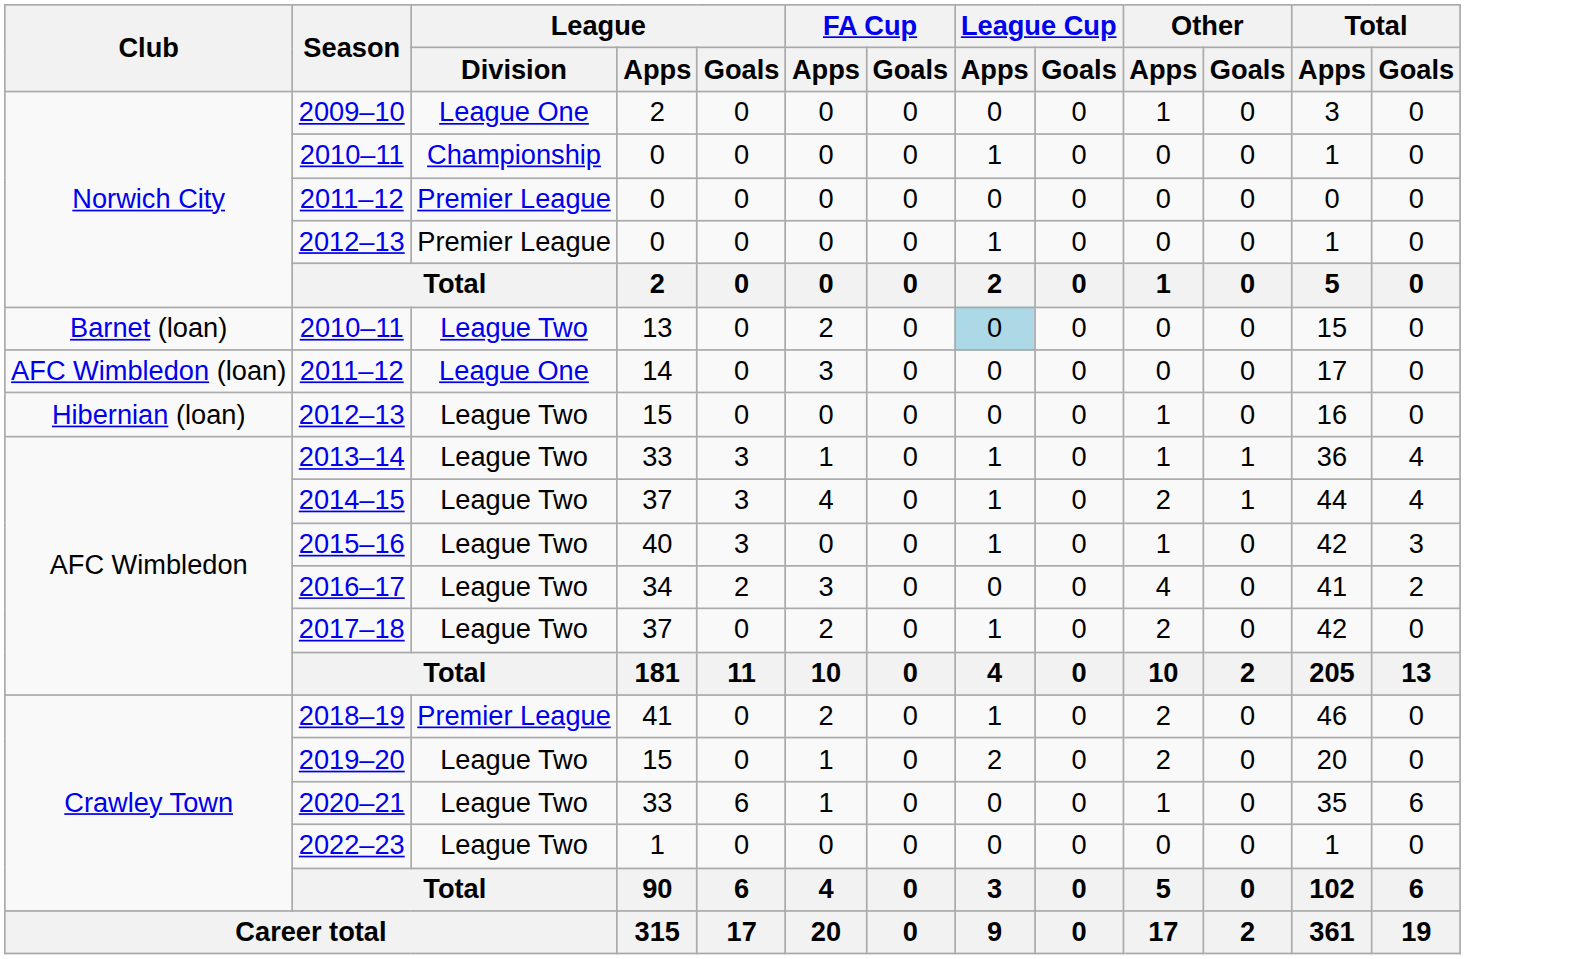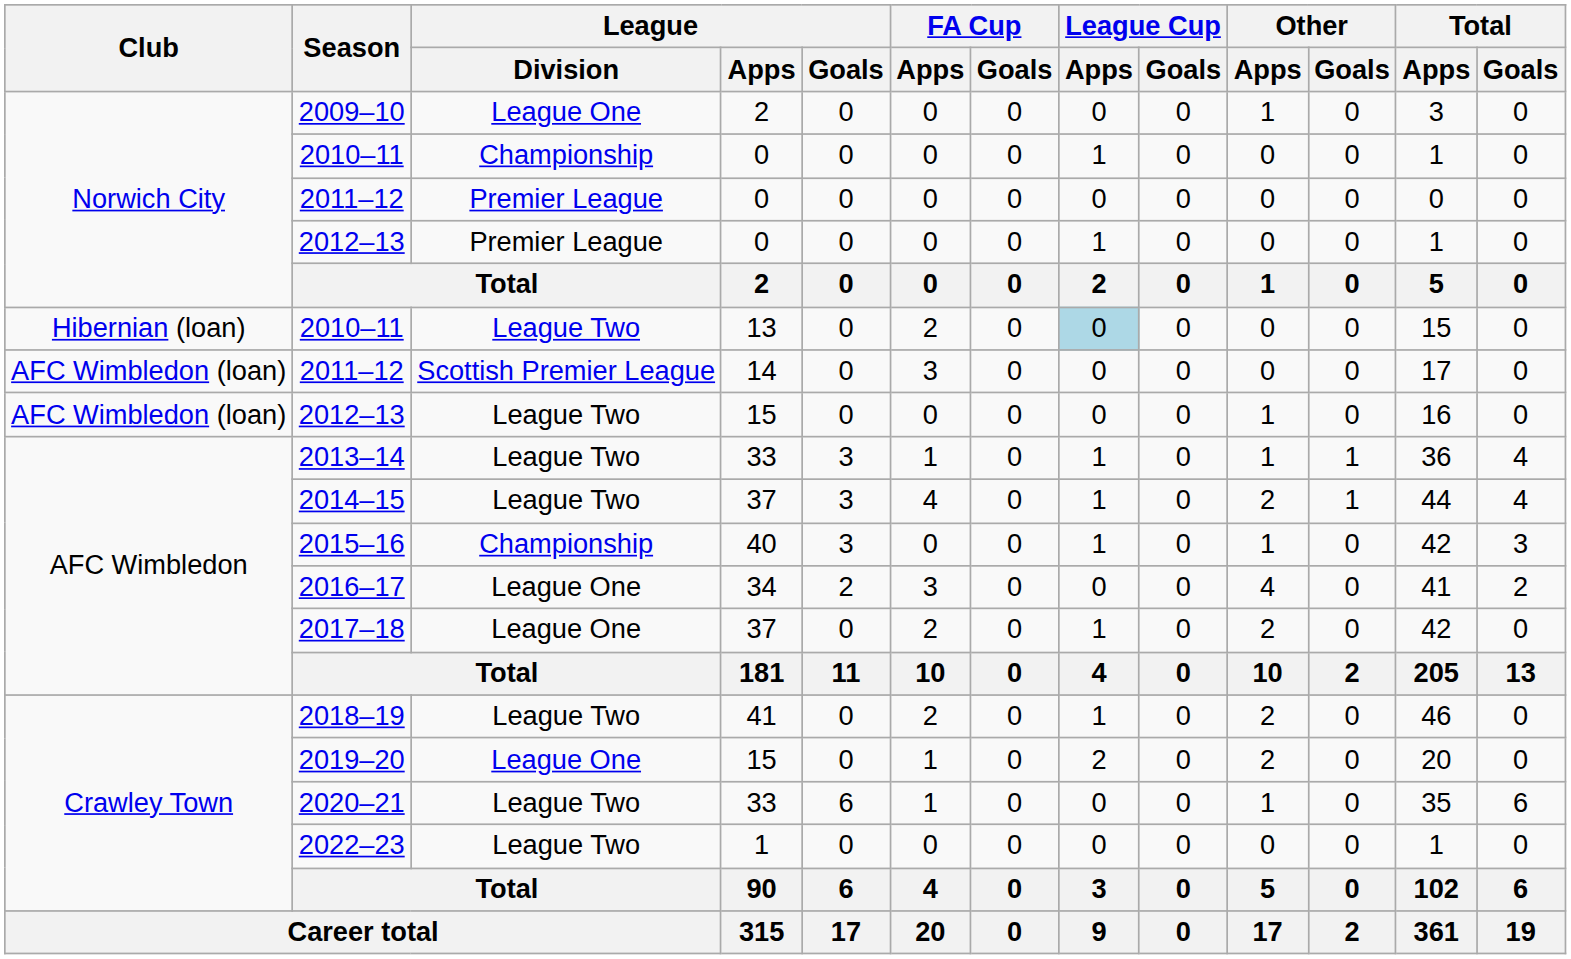(149, 328) Barnet (loan) -> (149, 328) Hibernian (loan)
(514, 371) League One -> (566, 371) Scottish Premier League
(149, 414) Hibernian (loan) -> (149, 414) AFC Wimbledon (loan)
(514, 543) League Two -> (566, 543) Championship
(514, 586) League Two -> (566, 586) League One
(514, 629) League Two -> (566, 629) League One
(514, 716) Premier League -> (566, 716) League Two
(514, 759) League Two -> (566, 759) League One
